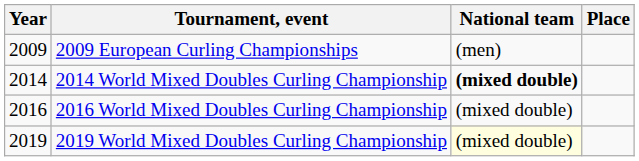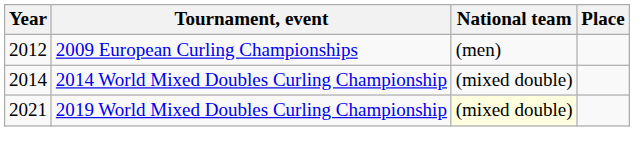(28, 49) 2009 -> (28, 49) 2012
(517, 79) bold -> (514, 79) normal
- row: (251, 110)
(28, 140) 2019 -> (28, 110) 2021
